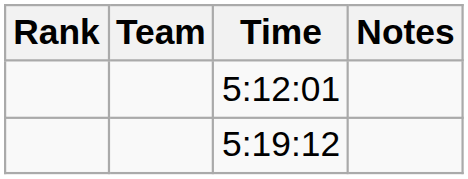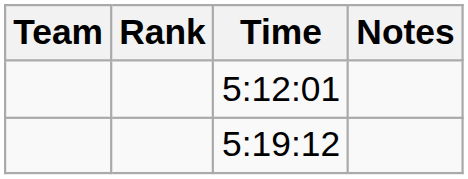columns swapped: (56, 32) <-> (161, 32)
